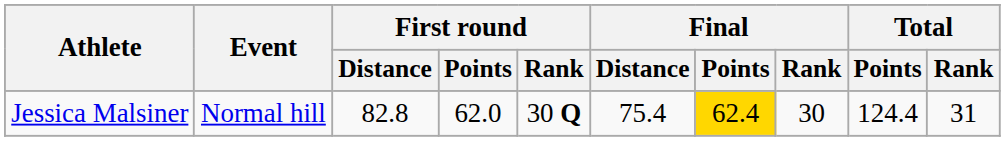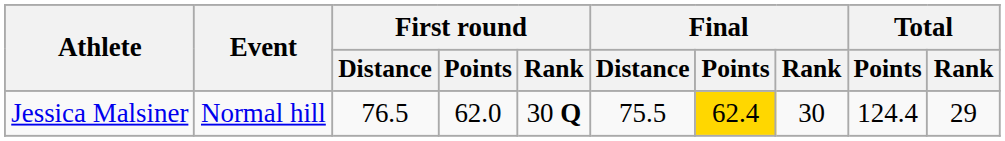(385, 113) 82.8 -> (385, 113) 76.5
(643, 113) 75.4 -> (643, 113) 75.5
(964, 113) 31 -> (964, 113) 29
